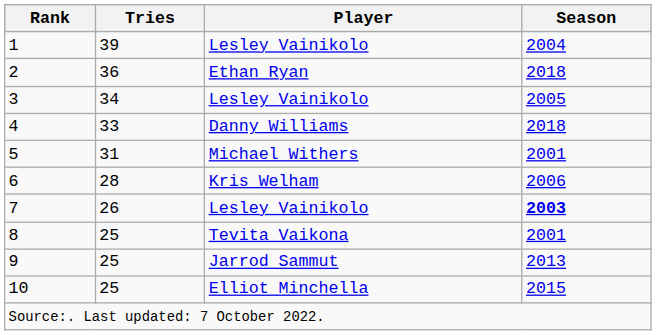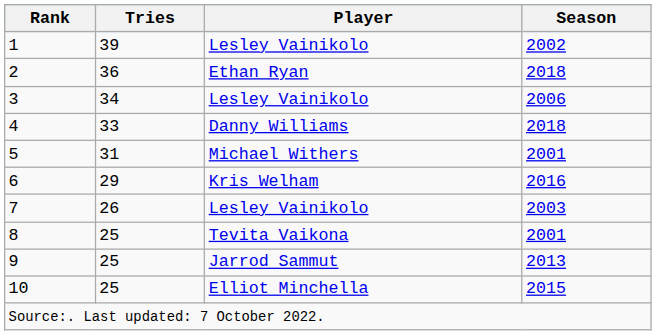(546, 45) 2004 -> (546, 45) 2002
(546, 100) 2005 -> (546, 100) 2006
(109, 181) 28 -> (109, 181) 29
(546, 181) 2006 -> (546, 181) 2016
(546, 208) bold -> (546, 208) normal
